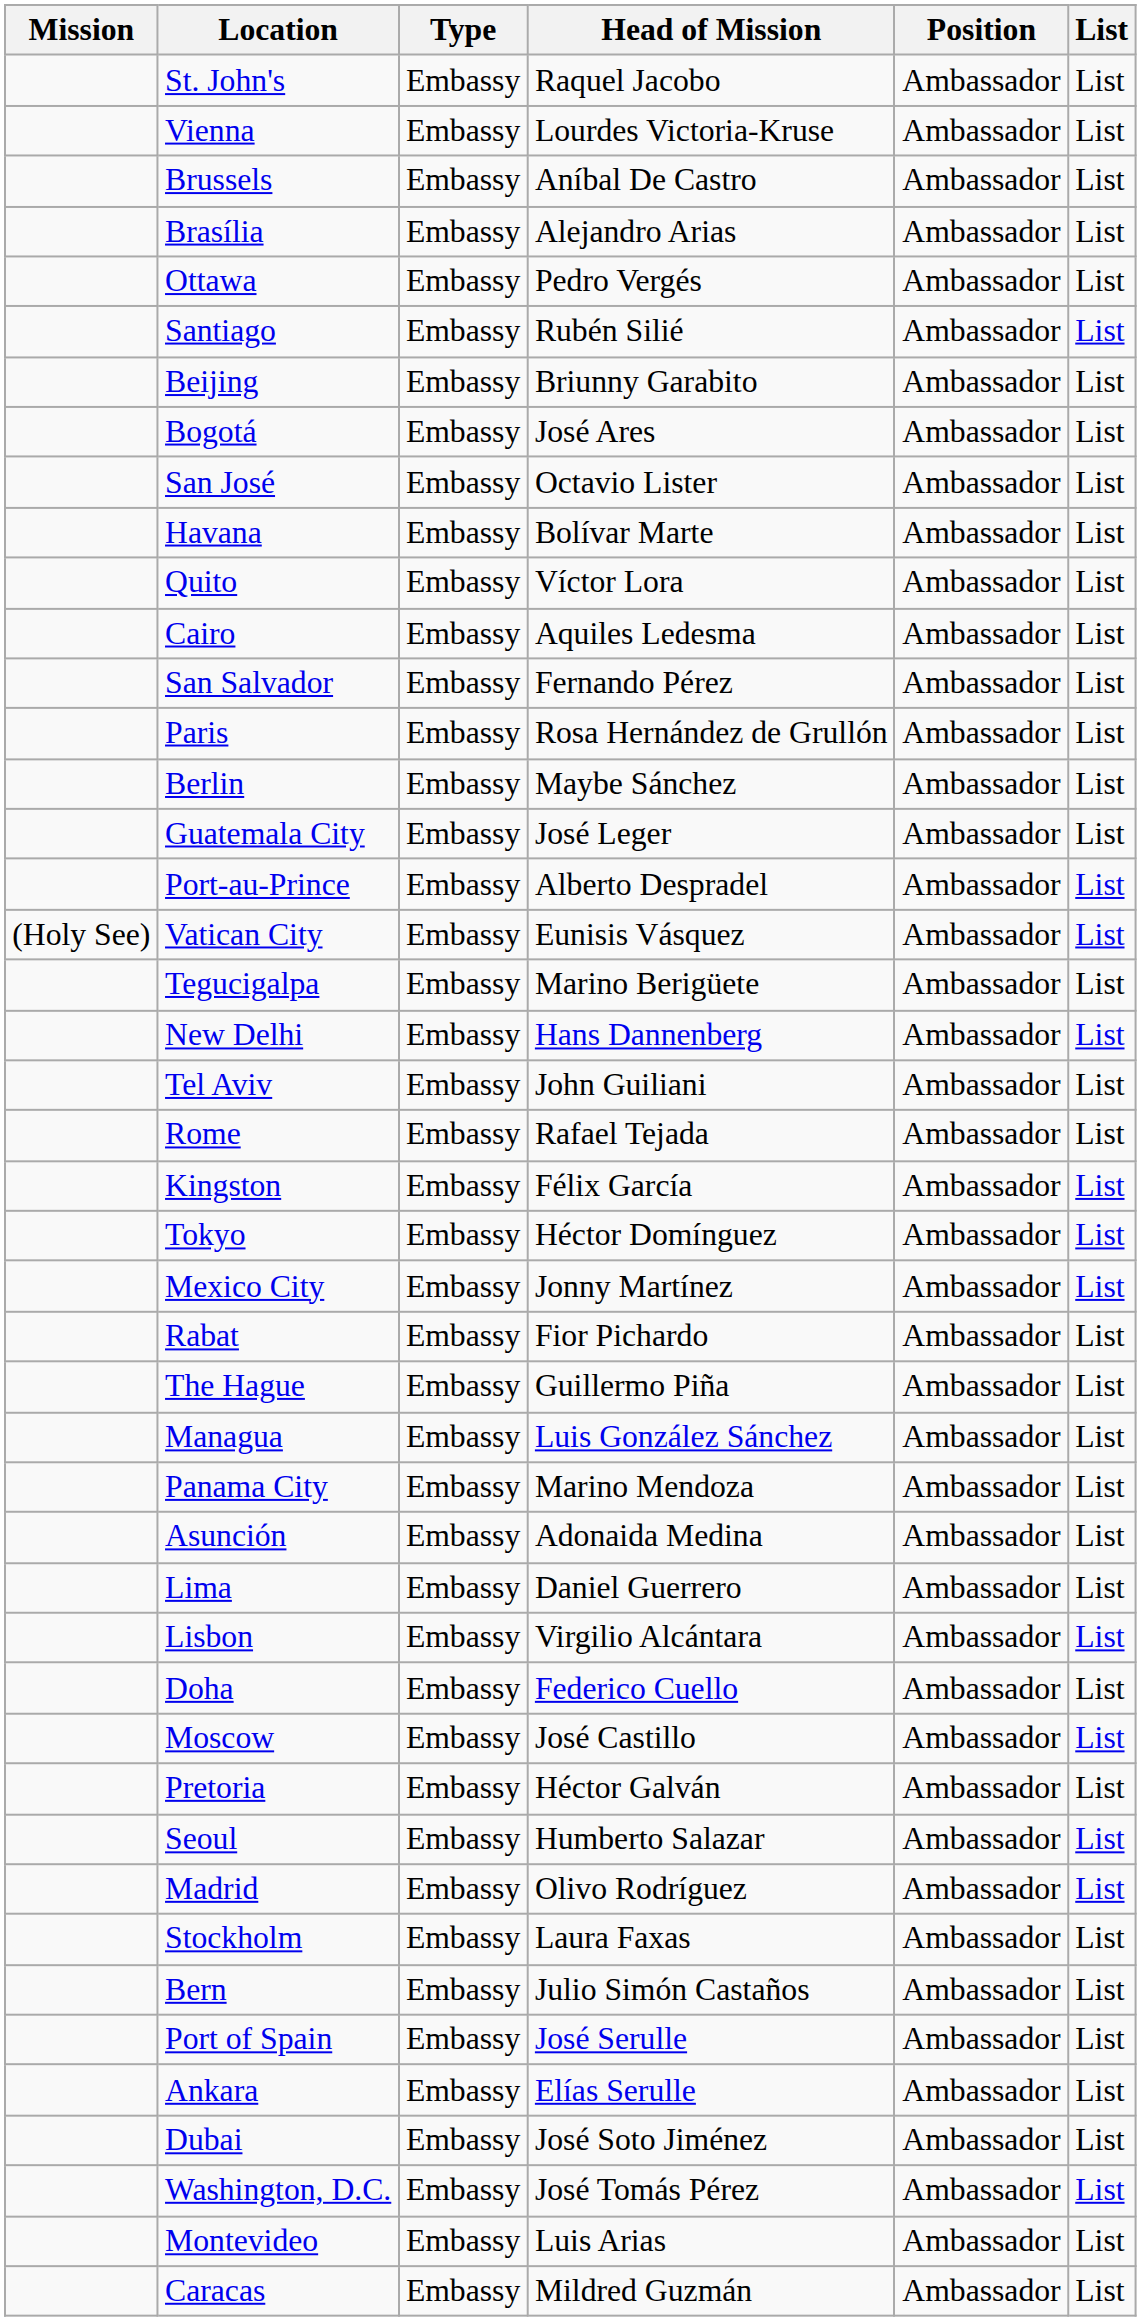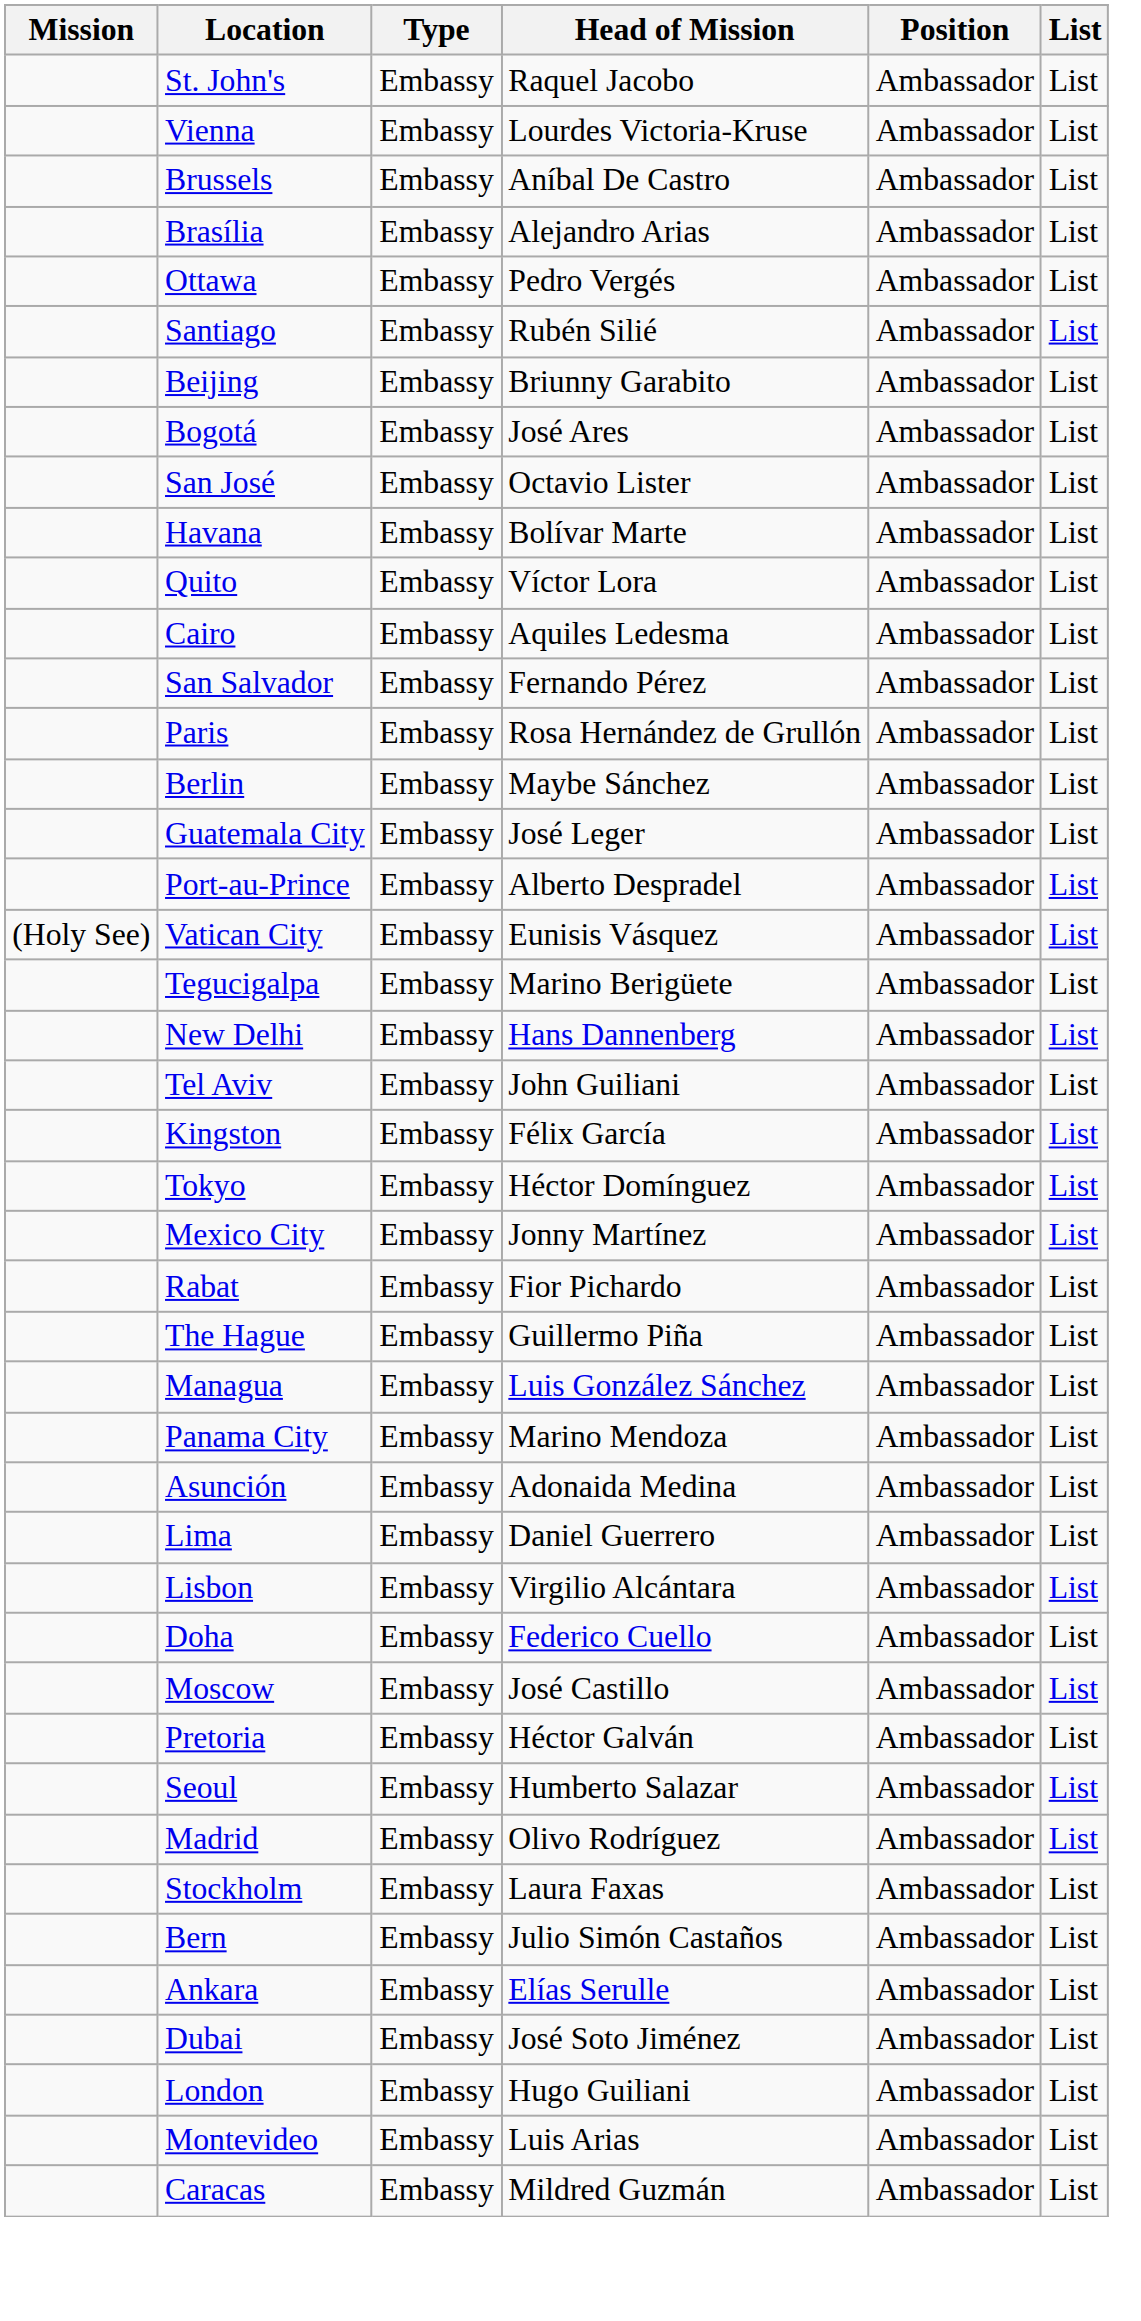- row: (203, 1134)
- row: (249, 2039)
+ row: (214, 2089)
- row: (278, 2190)
